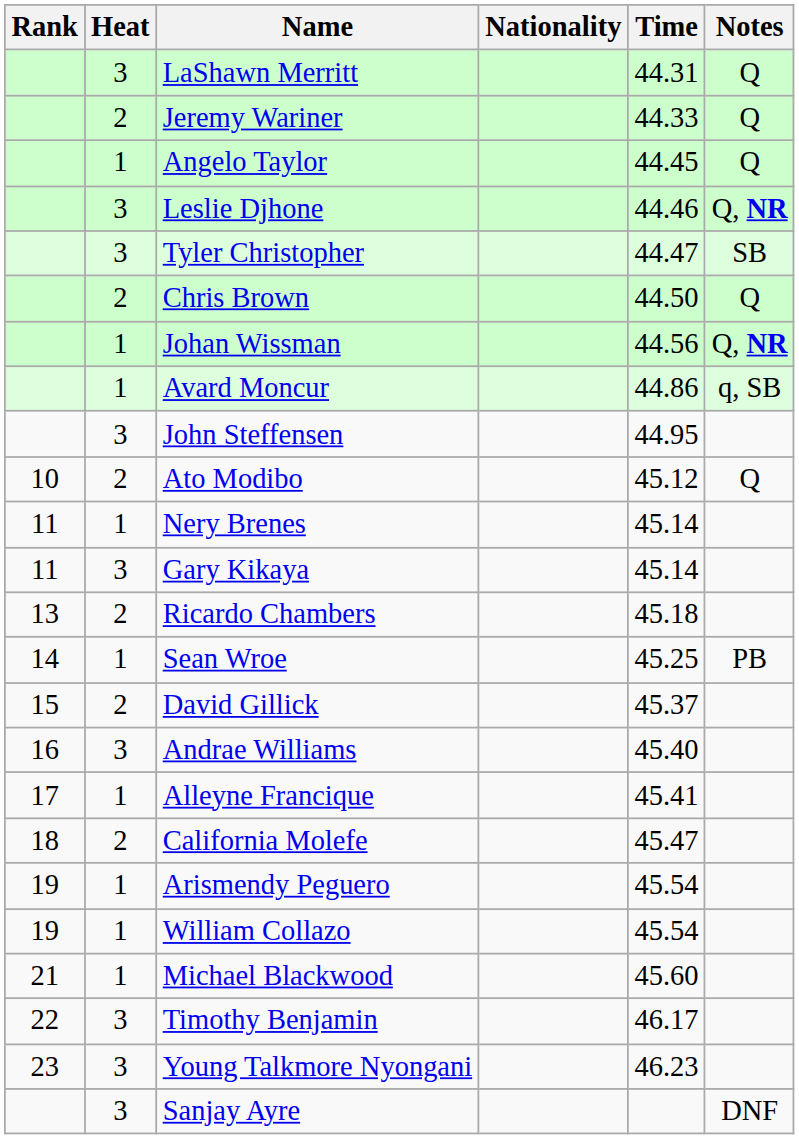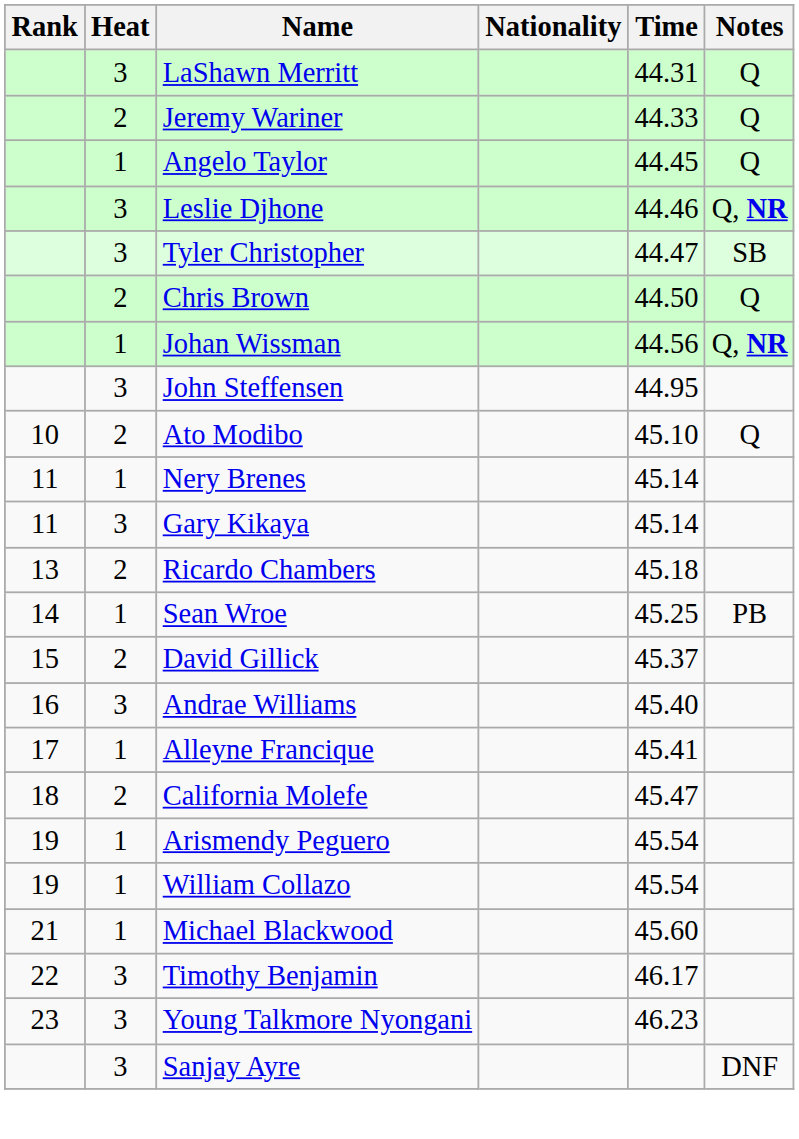- row: (246, 388)
(667, 478) 45.12 -> (667, 433) 45.10
